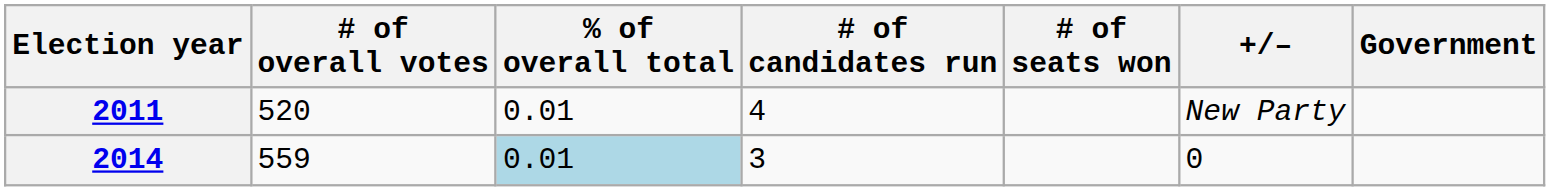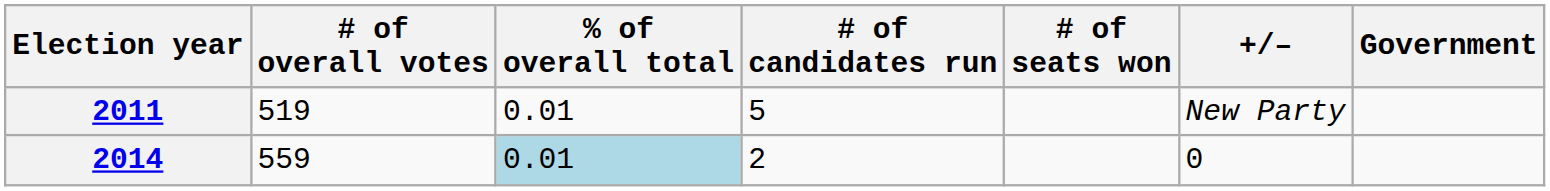(284, 112) 520 -> (284, 112) 519
(757, 112) 4 -> (757, 112) 5
(757, 160) 3 -> (757, 160) 2
